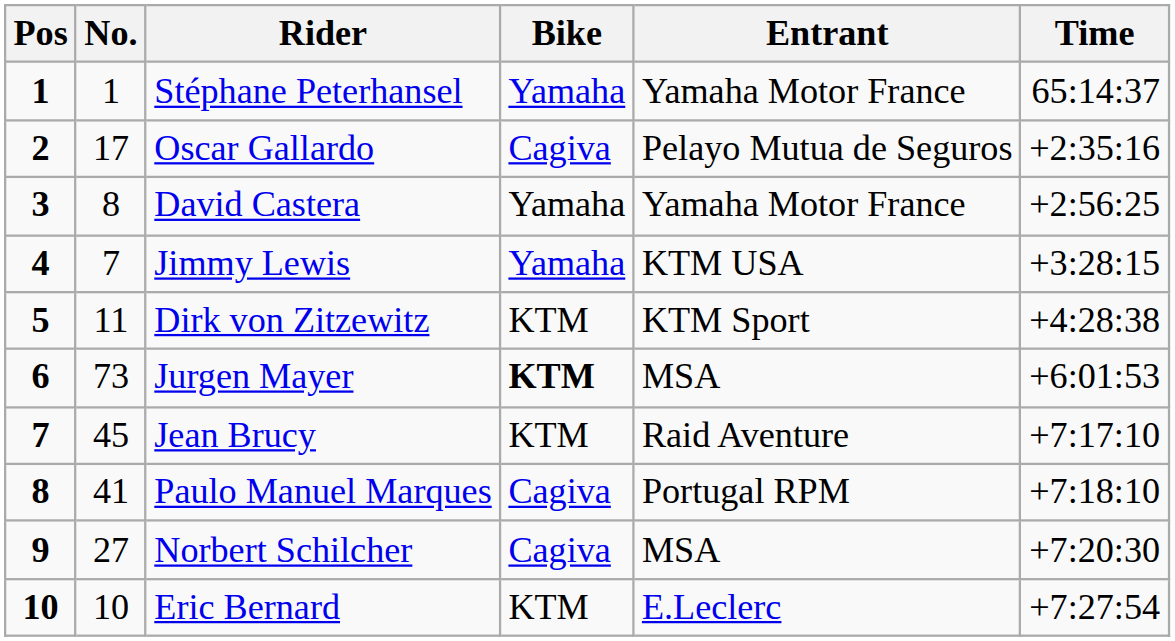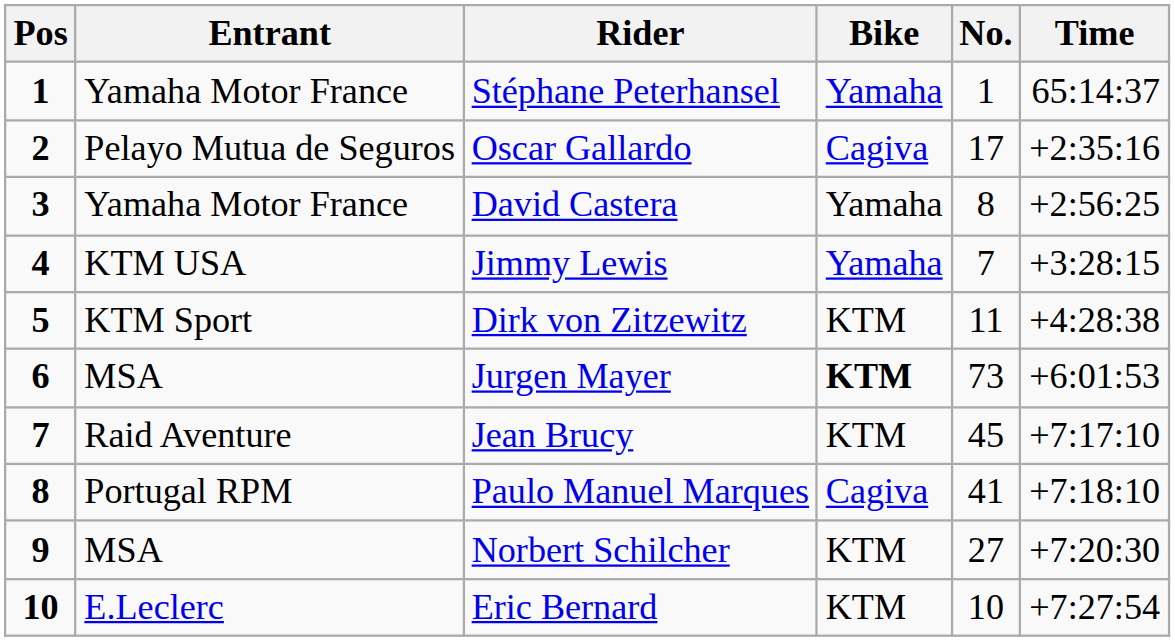columns swapped: (111, 33) <-> (827, 33)
(560, 549) Cagiva -> (866, 549) KTM
